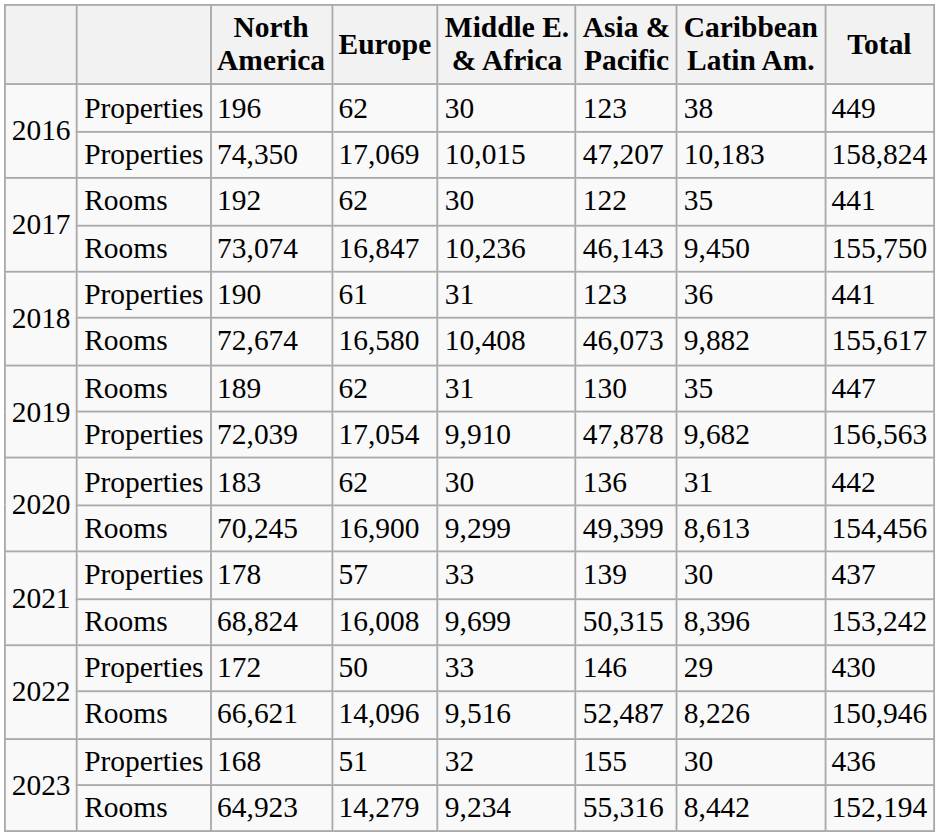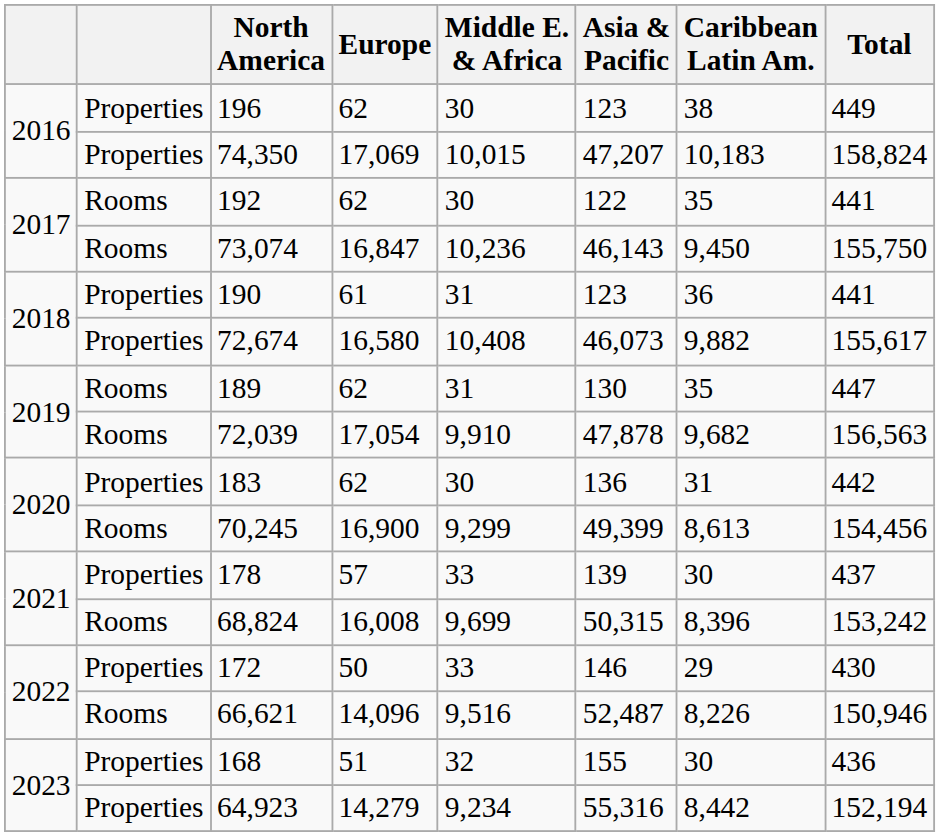(126, 341) Rooms -> (144, 341) Properties
(144, 434) Properties -> (126, 434) Rooms
(126, 808) Rooms -> (144, 808) Properties
